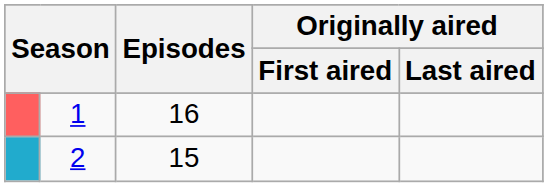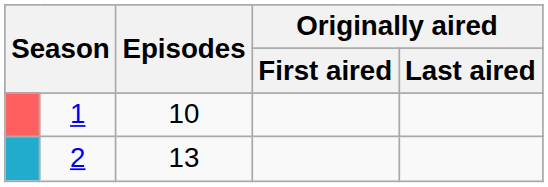(184, 114) 16 -> (184, 114) 10
(184, 158) 15 -> (184, 158) 13
